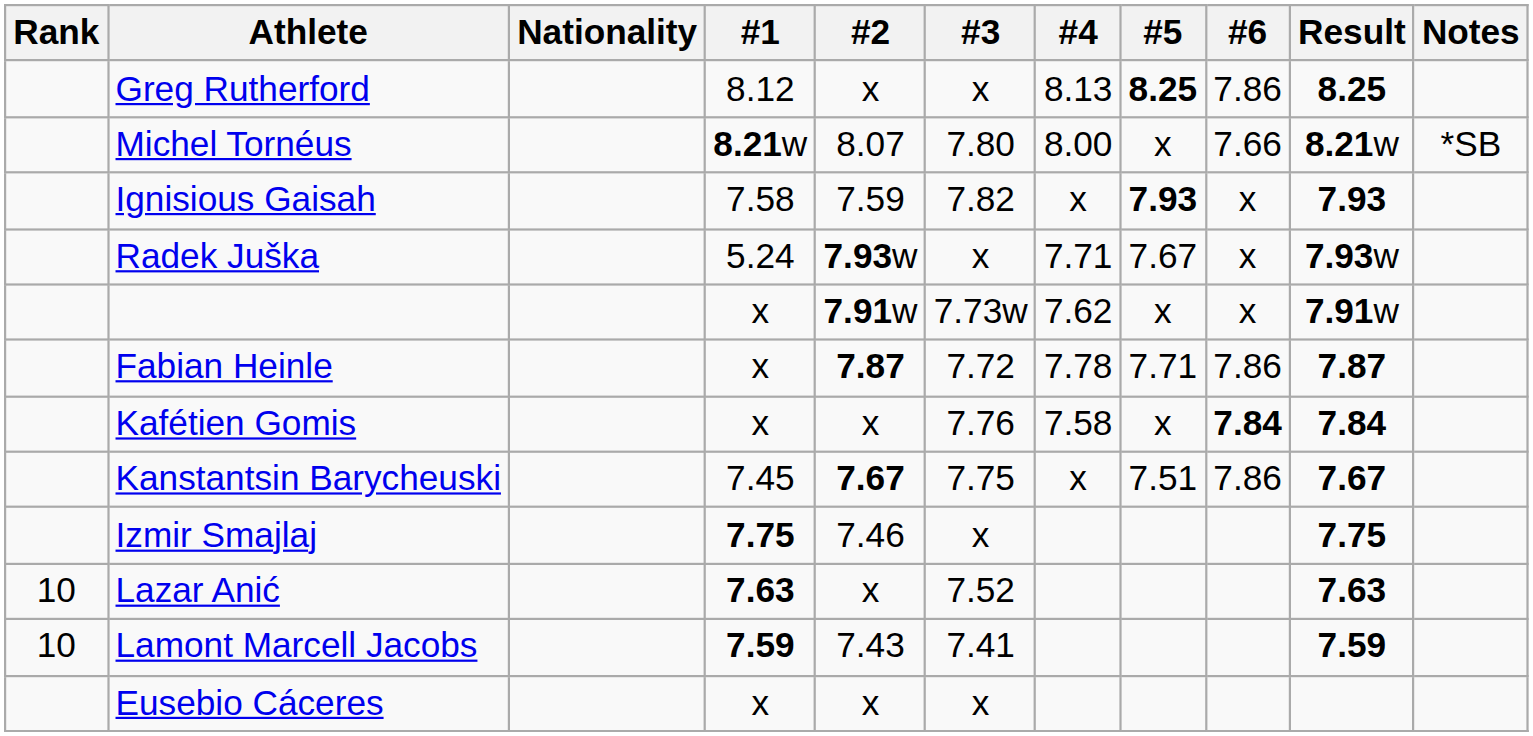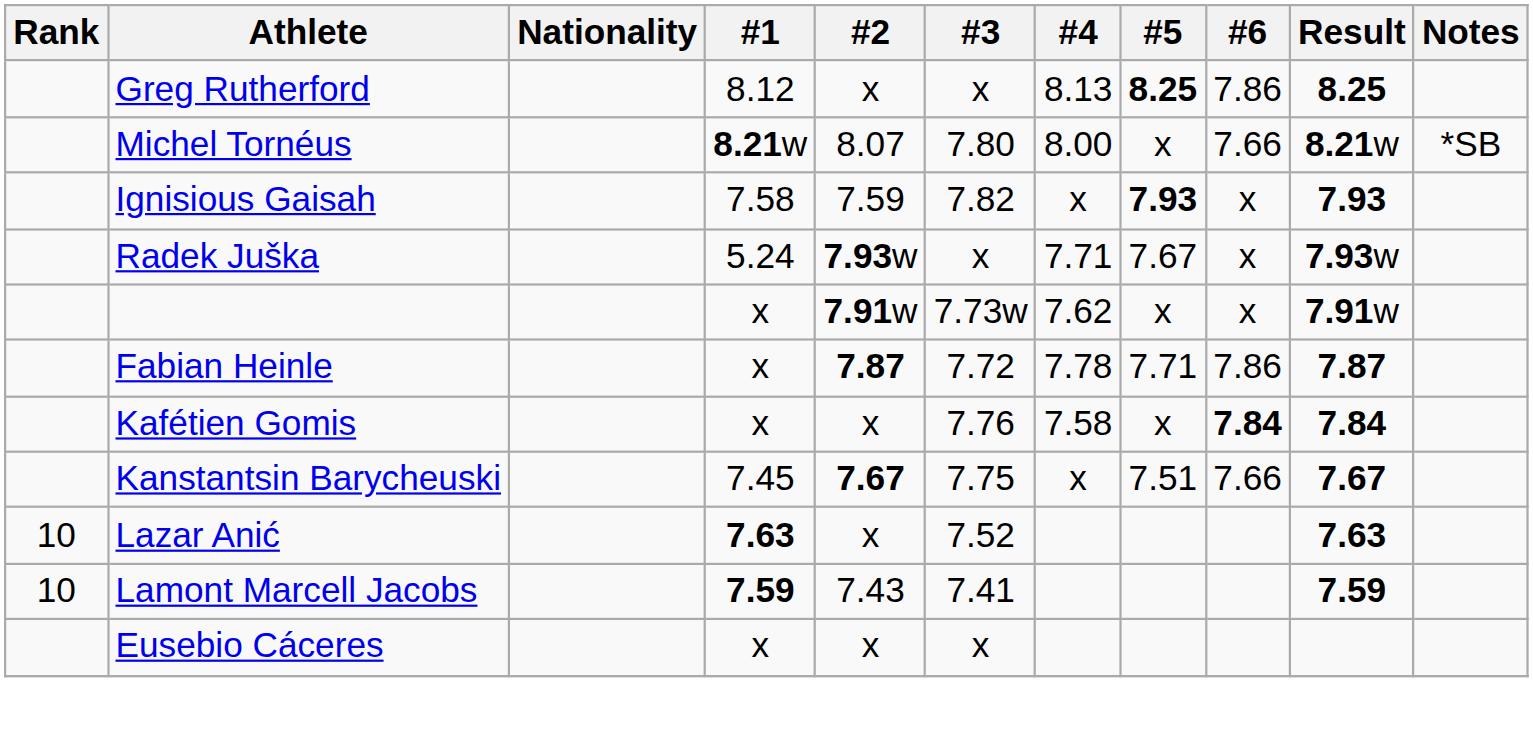(1248, 479) 7.86 -> (1248, 479) 7.66
- row: (216, 534)
